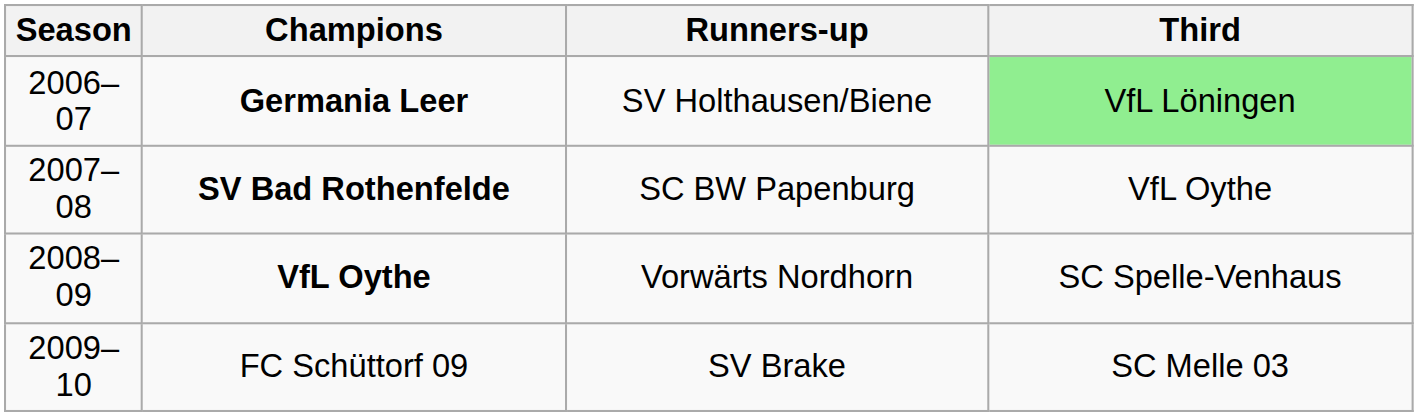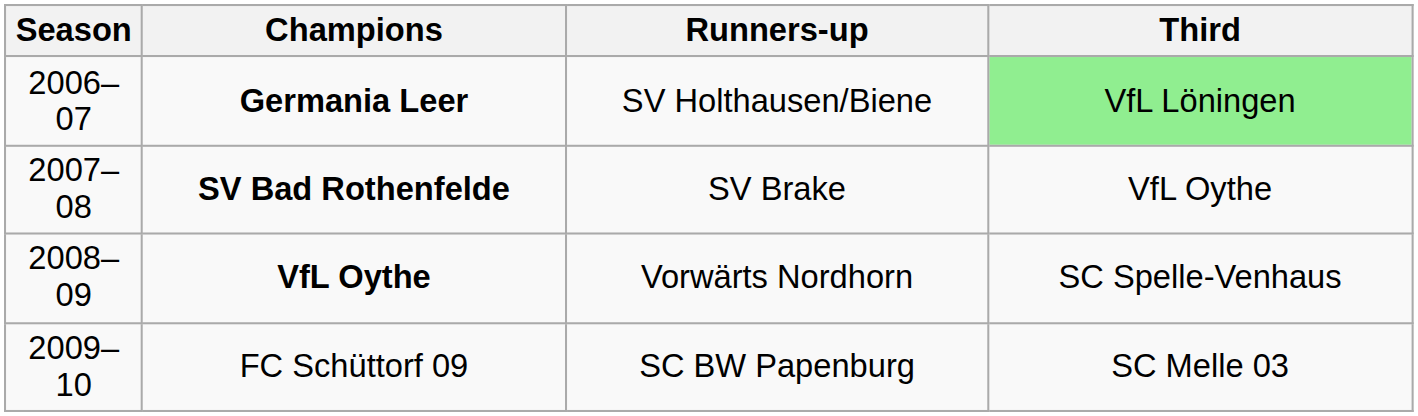(777, 188) SC BW Papenburg -> (777, 188) SV Brake
(777, 365) SV Brake -> (777, 365) SC BW Papenburg
